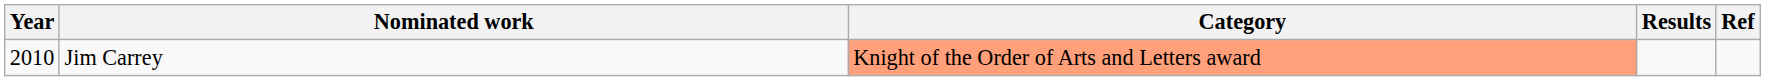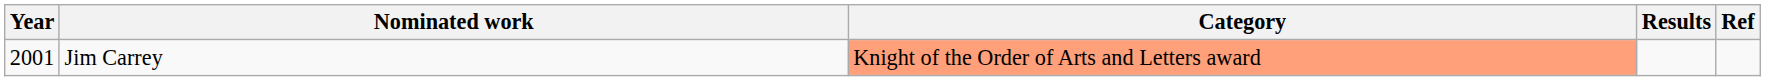(32, 57) 2010 -> (32, 57) 2001
